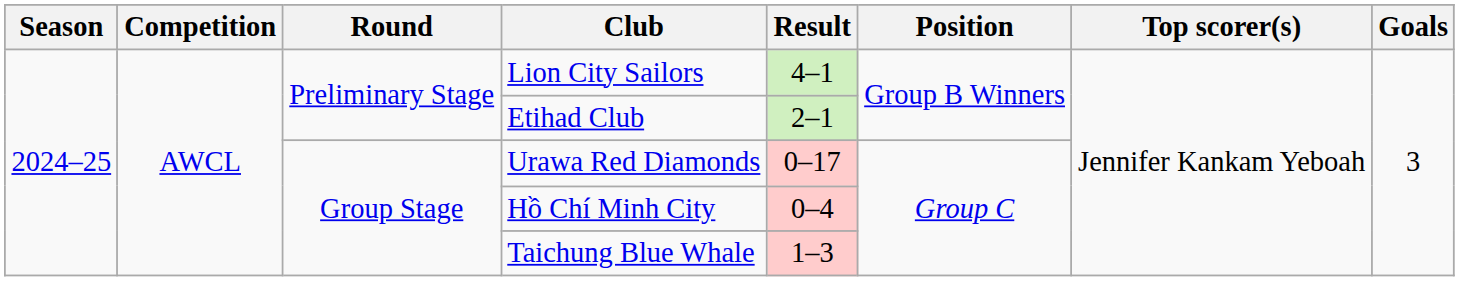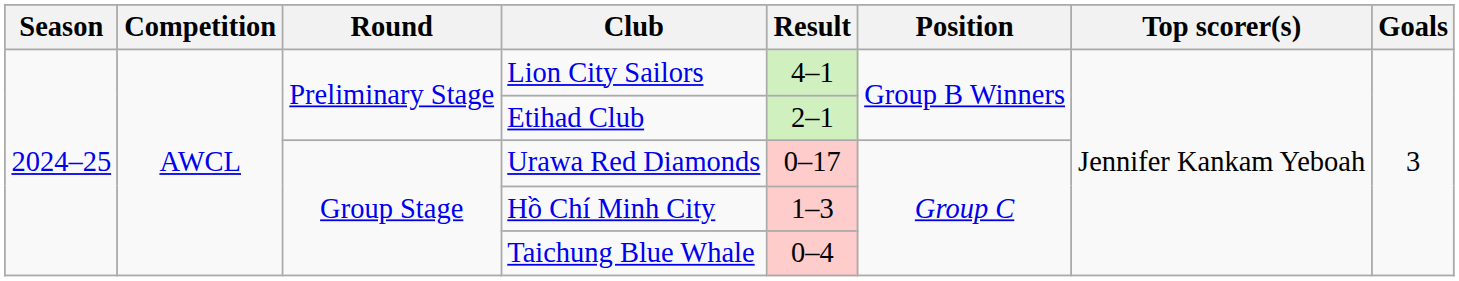(812, 207) 0–4 -> (812, 207) 1–3
(812, 252) 1–3 -> (812, 252) 0–4
